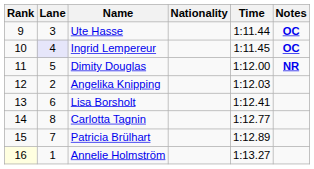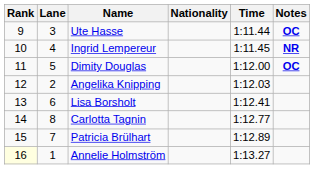(53, 48) lavender background -> (53, 48) no background
(291, 48) OC -> (291, 48) NR
(291, 66) NR -> (291, 66) OC
